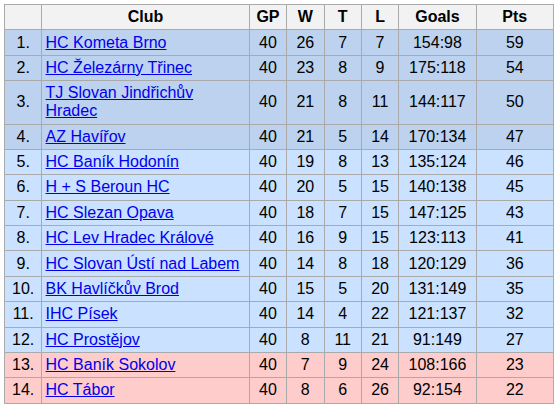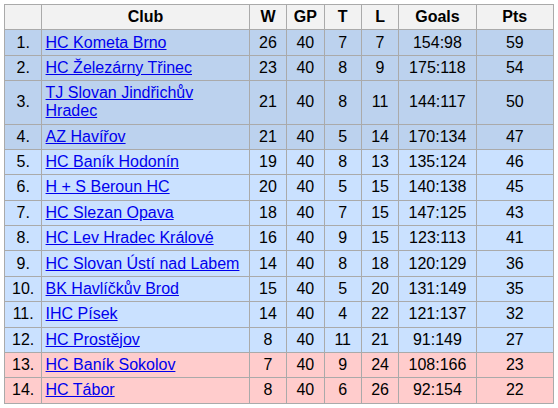columns swapped: (268, 17) <-> (305, 17)
